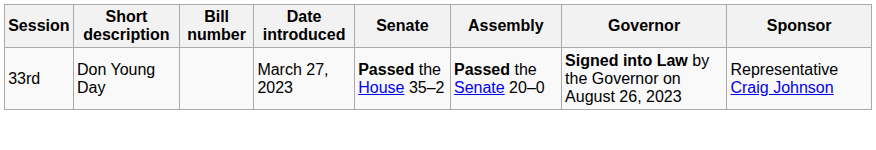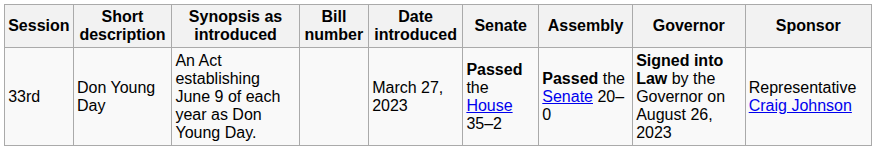+ column: (236, 26)
